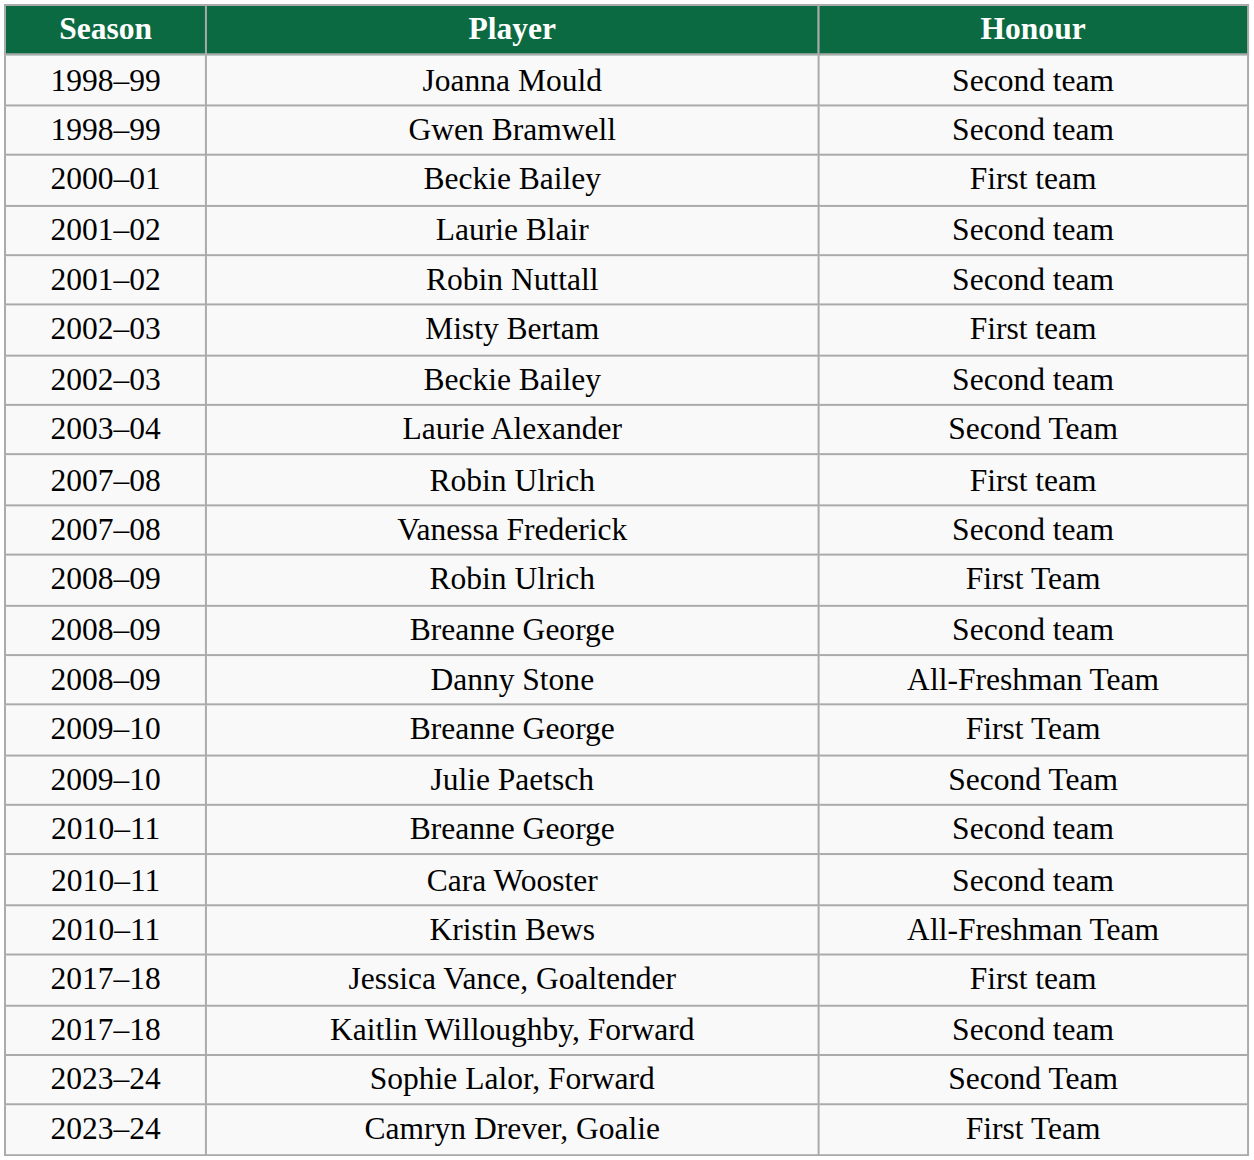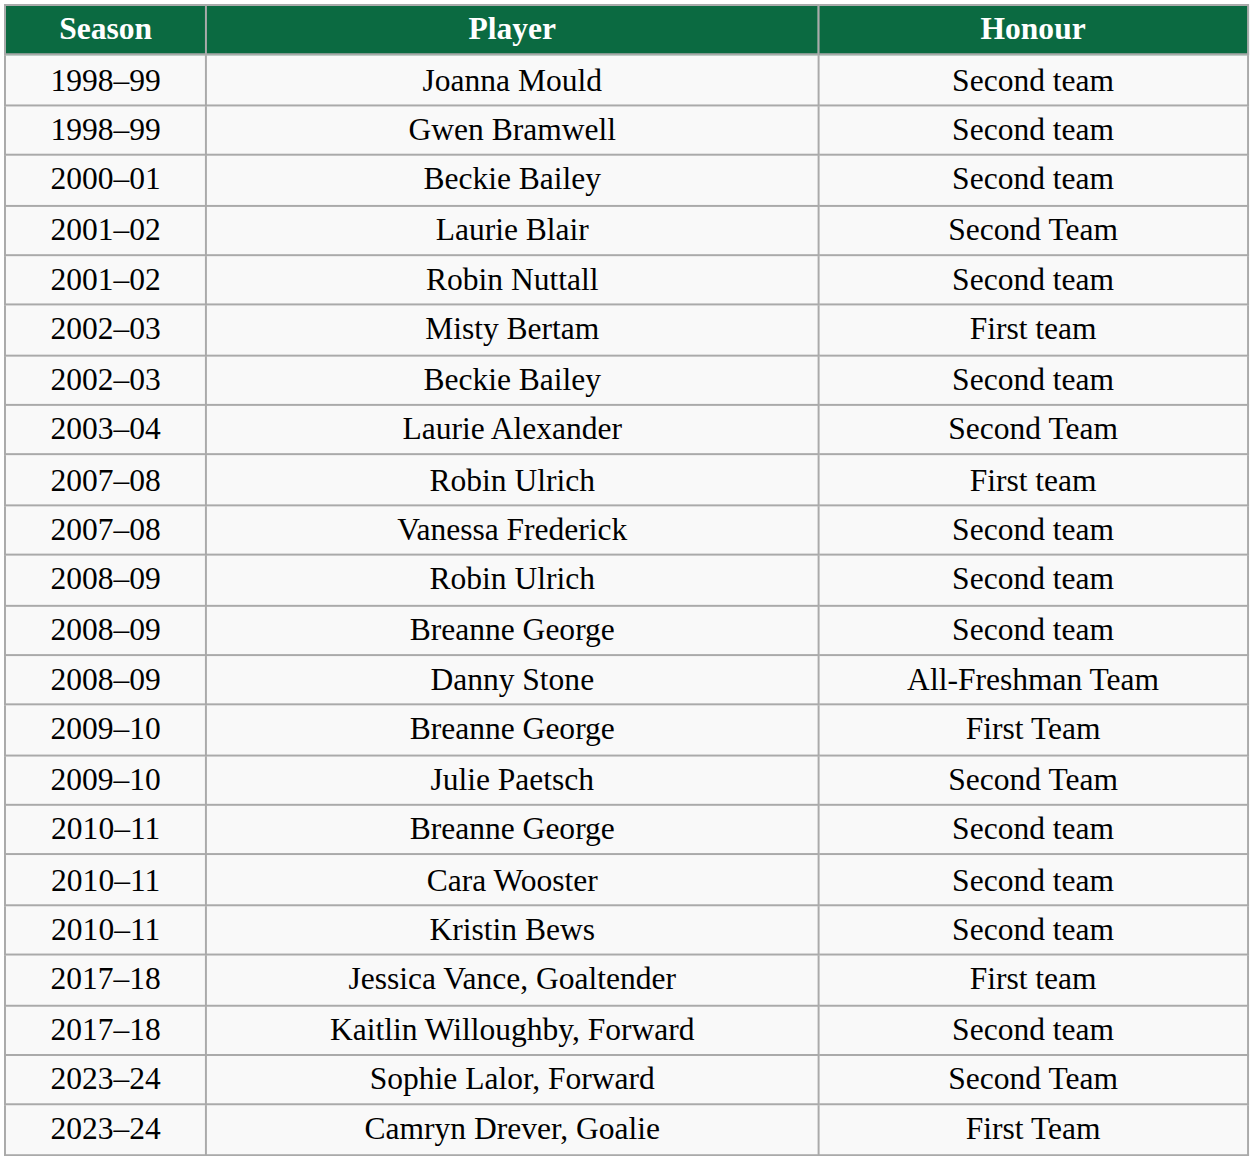(1033, 179) First team -> (1033, 179) Second team
(1033, 229) Second team -> (1033, 229) Second Team
(1033, 579) First Team -> (1033, 579) Second team
(1033, 929) All-Freshman Team -> (1033, 929) Second team
